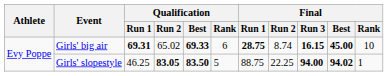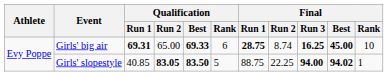(169, 46) 65.02 -> (169, 46) 65.00
(313, 46) 16.15 -> (313, 46) 16.25
(138, 62) 46.25 -> (138, 62) 40.85
